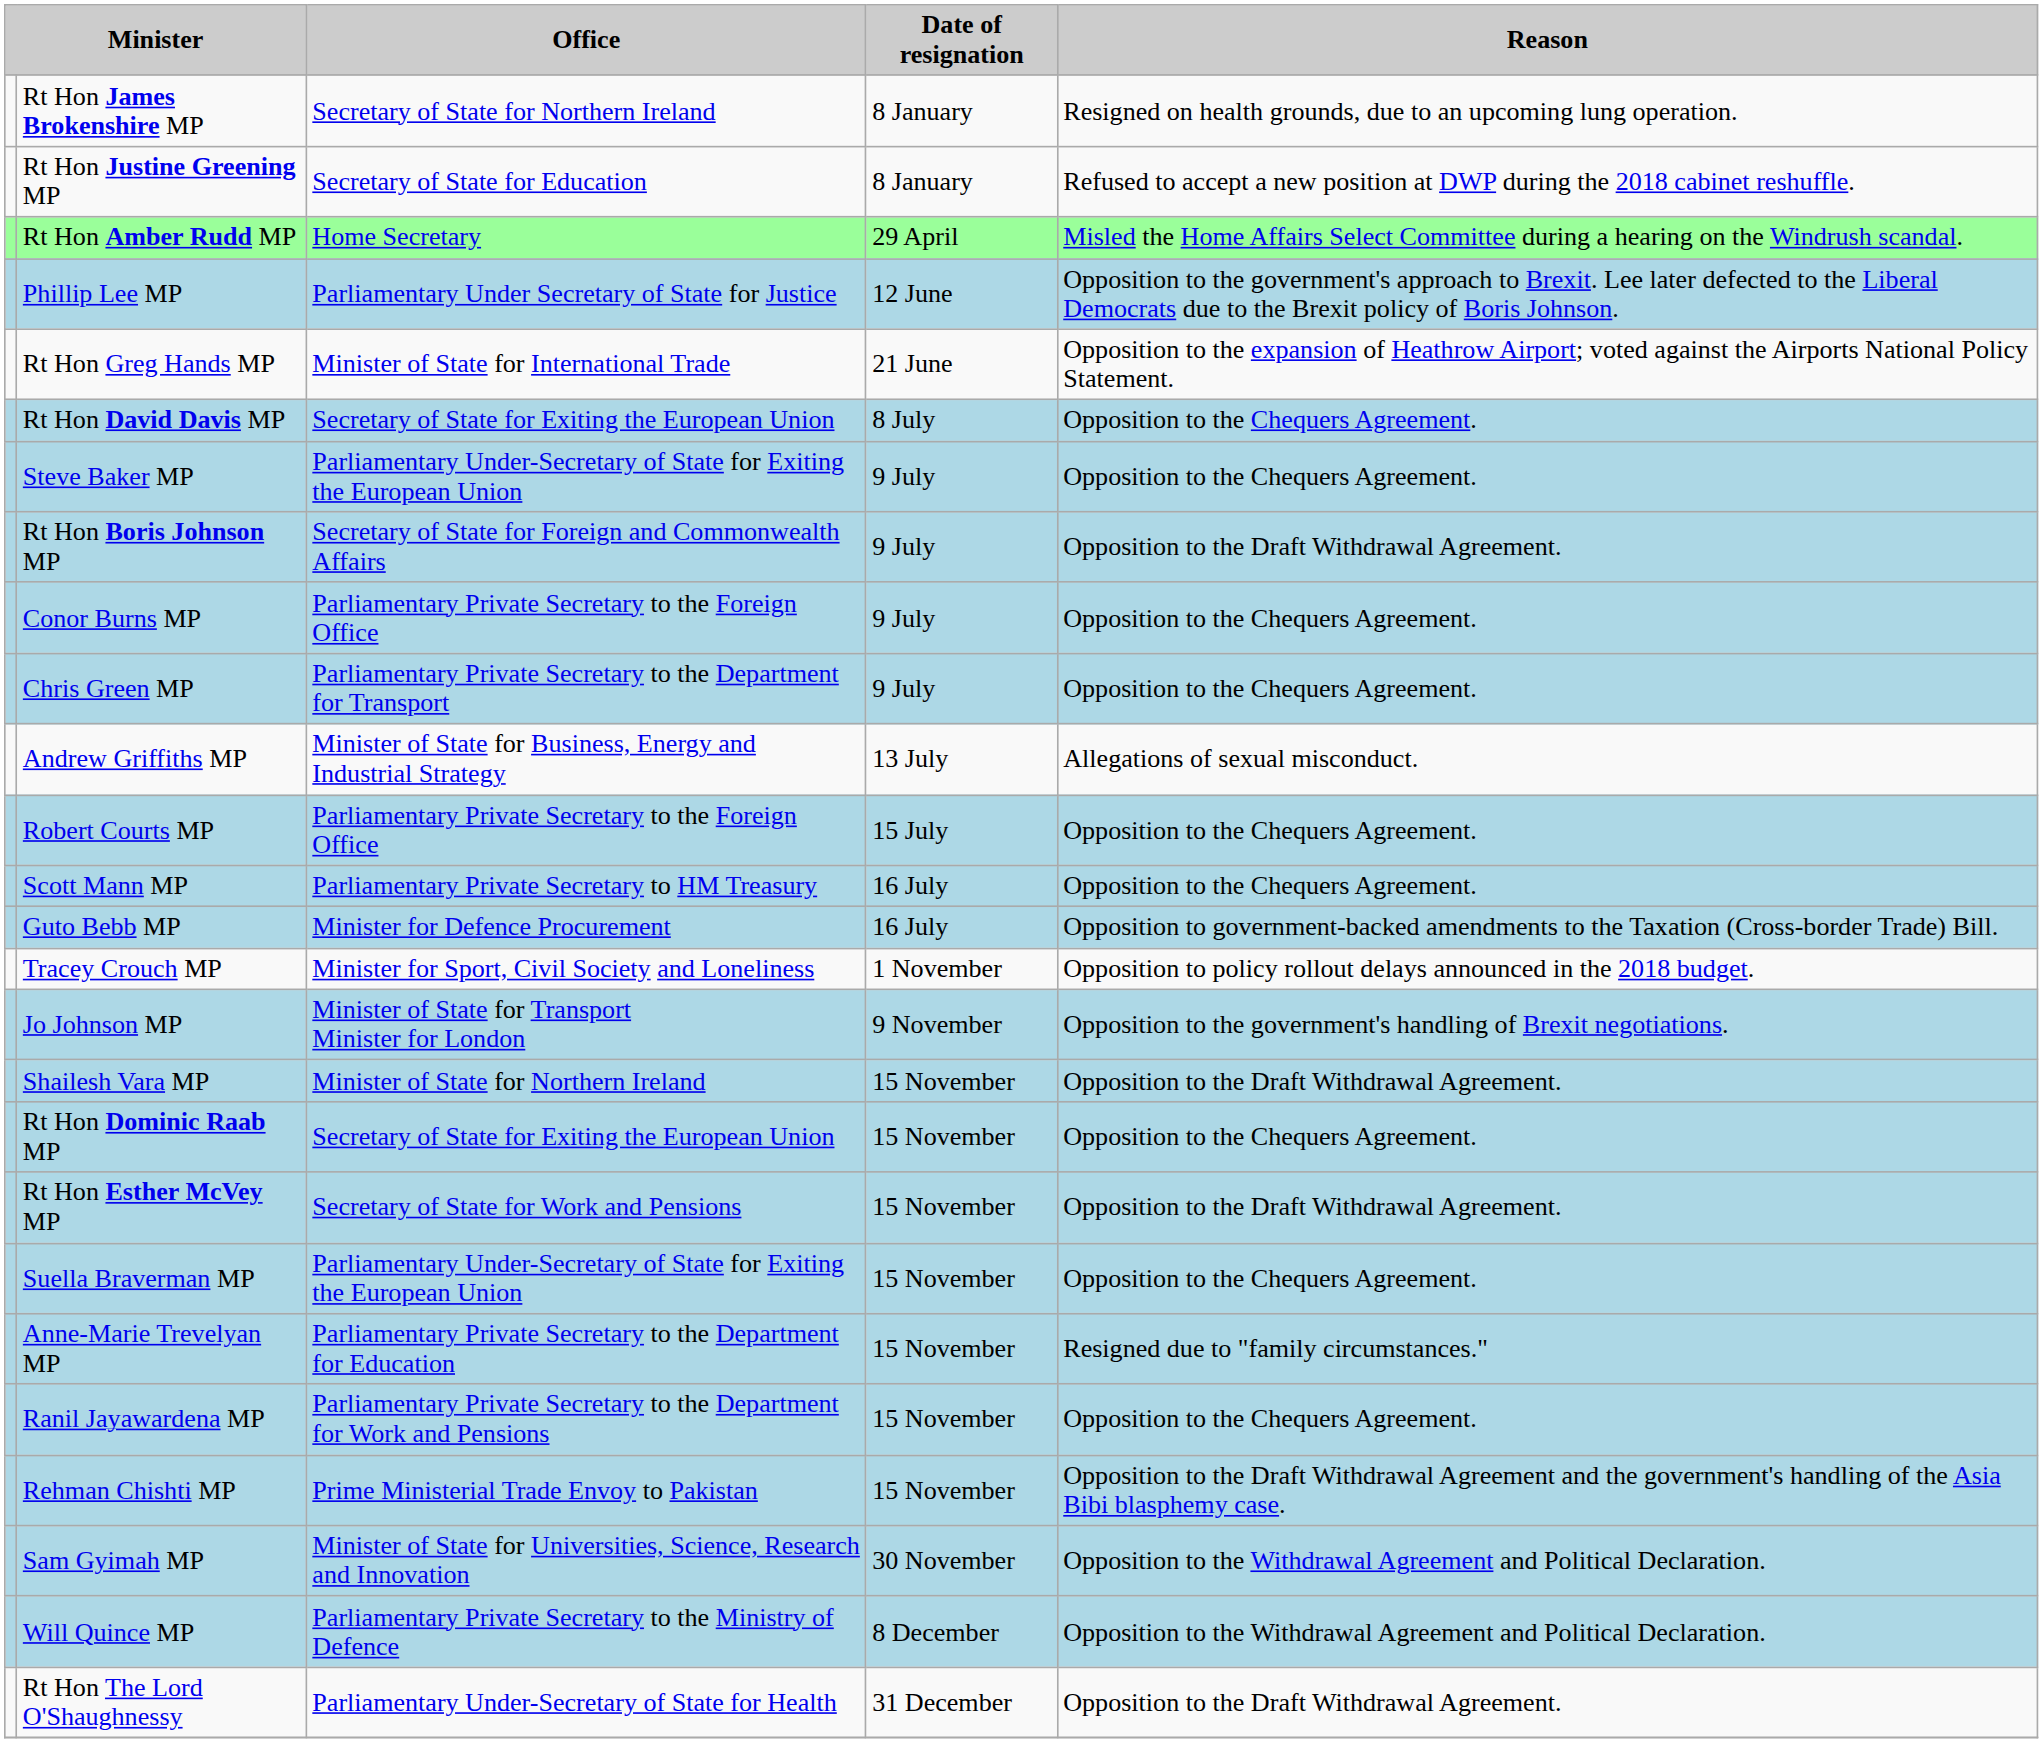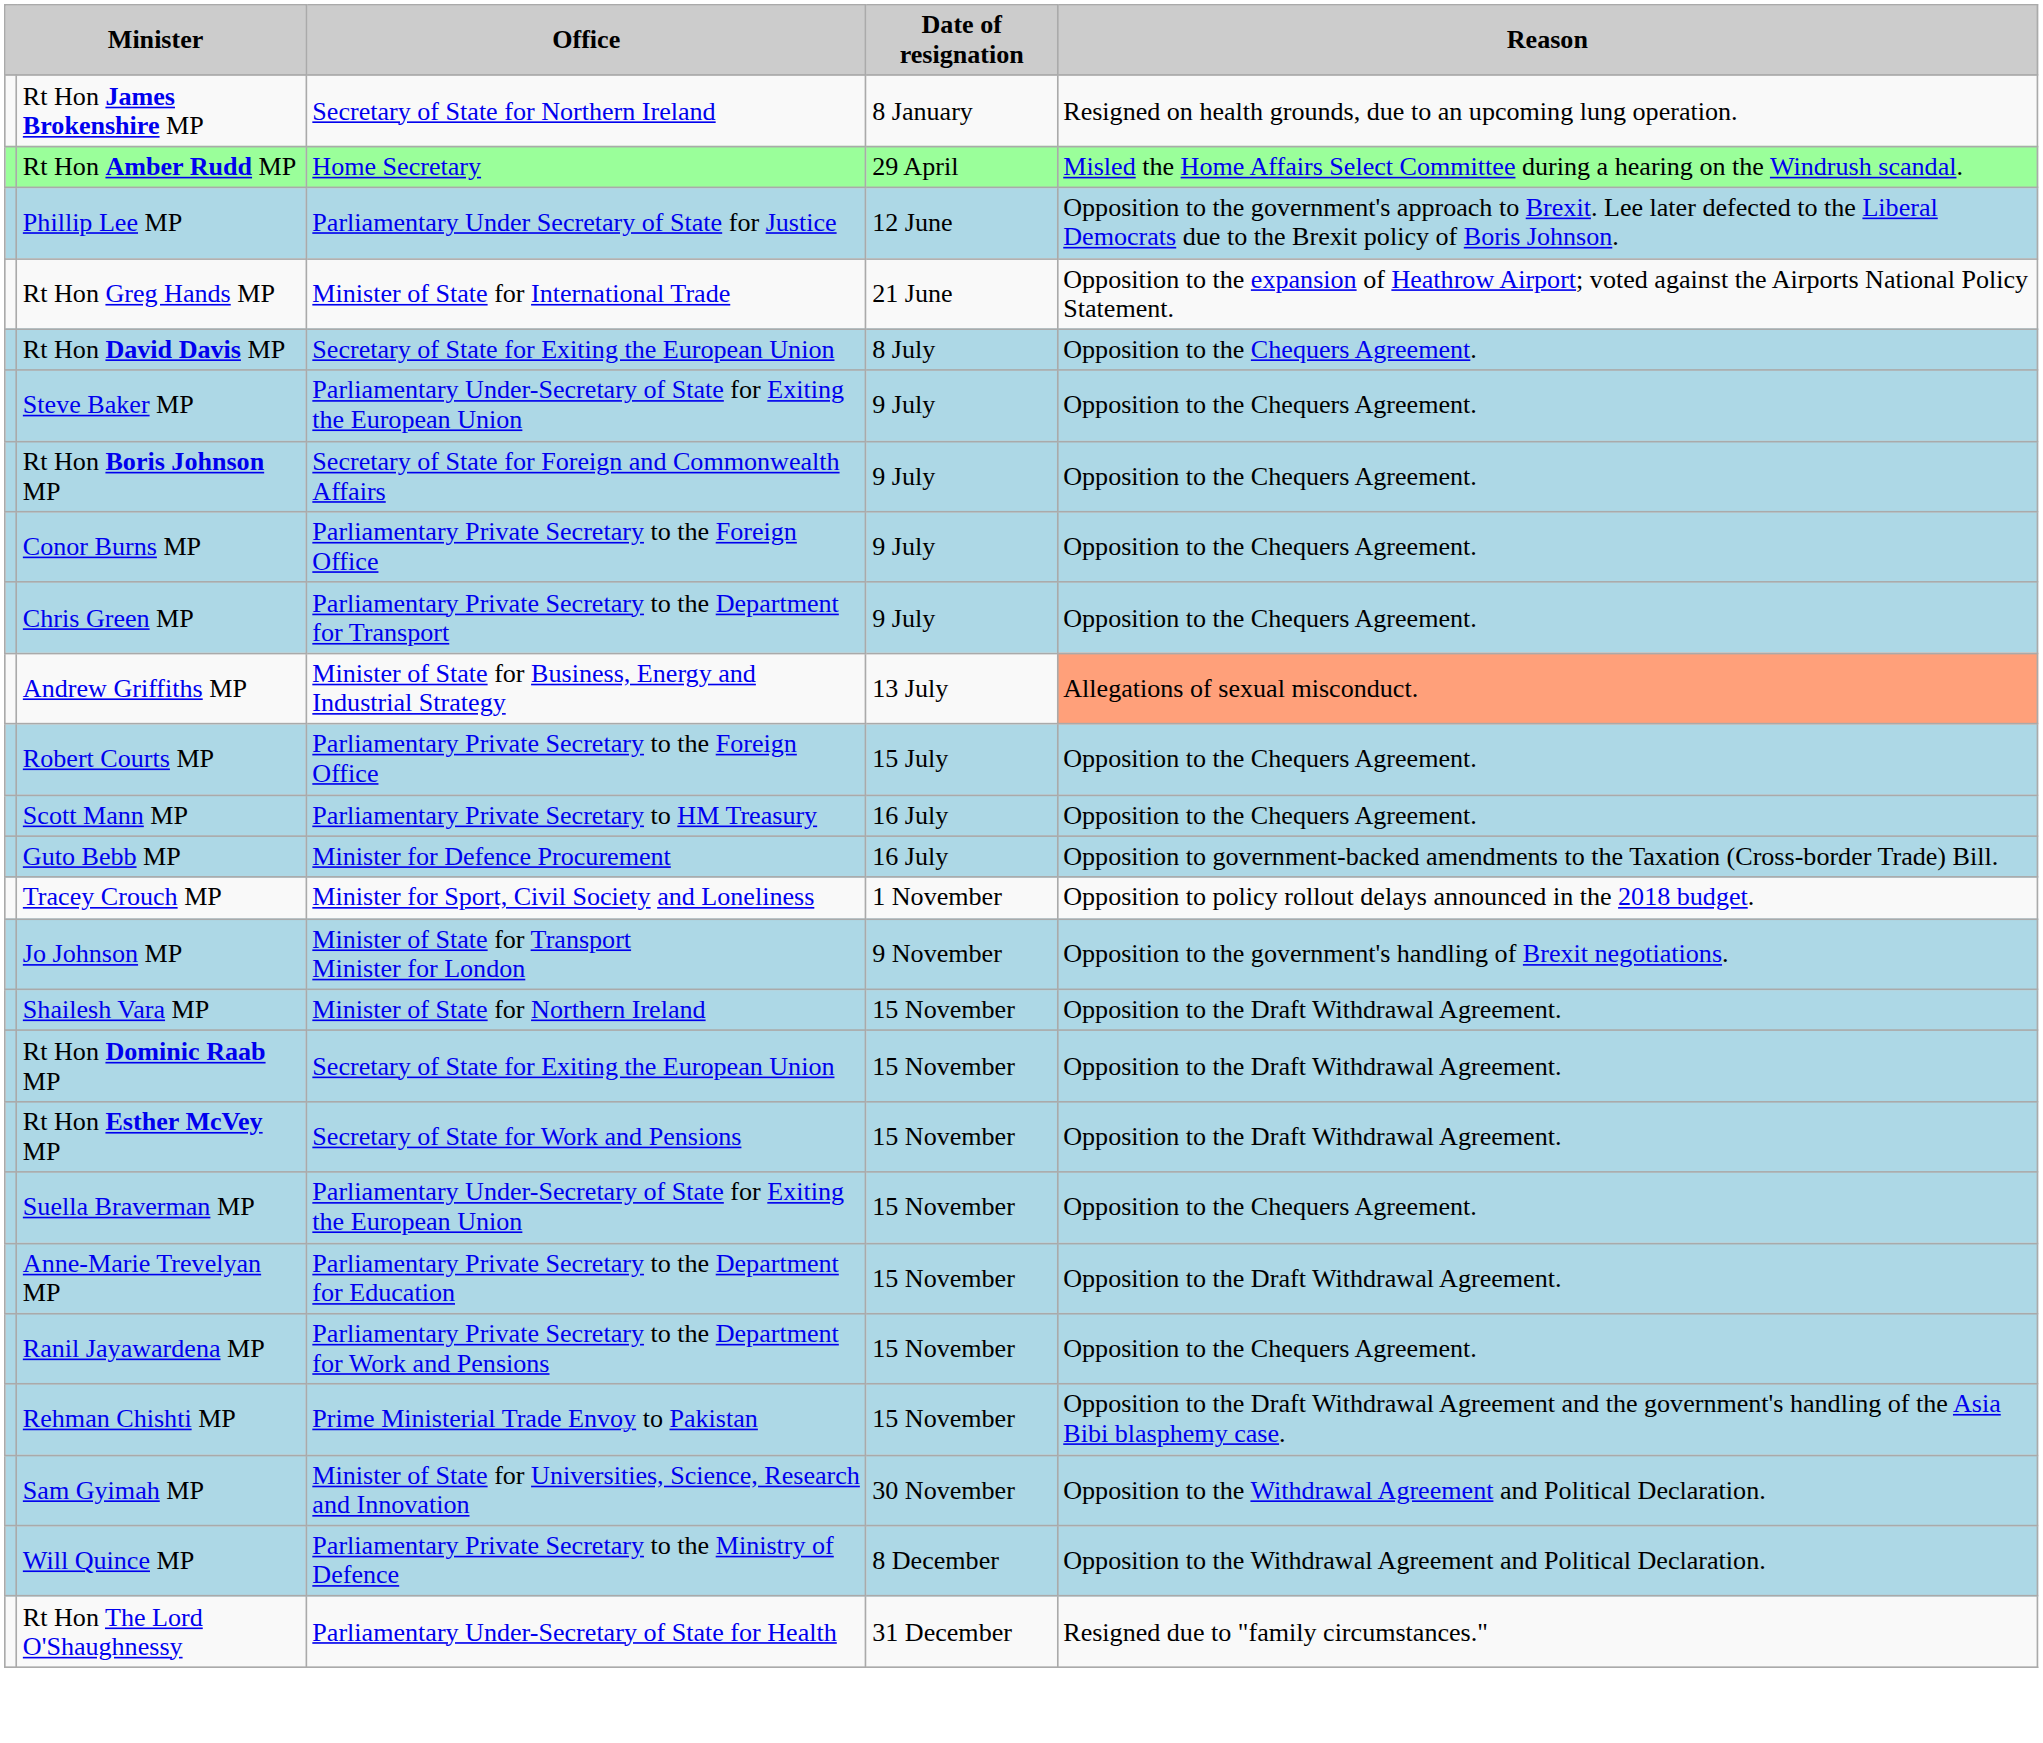- row: (159, 181)
(1312, 546) Opposition to the Draft Withdrawal Agreement. -> (1270, 476) Opposition to the Chequers Agreement.
(1241, 758) no background -> (1241, 688) lightsalmon background
(1270, 1136) Opposition to the Chequers Agreement. -> (1312, 1065) Opposition to the Draft Withdrawal Agreement.
(1276, 1348) Resigned due to "family circumstances." -> (1312, 1277) Opposition to the Draft Withdrawal Agreement.
(1312, 1702) Opposition to the Draft Withdrawal Agreement. -> (1276, 1631) Resigned due to "family circumstances."
